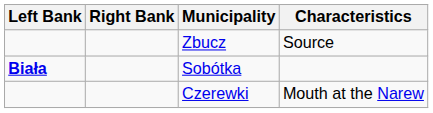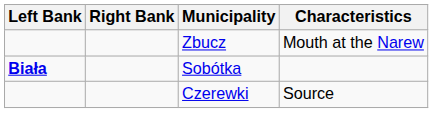(308, 42) Source -> (353, 42) Mouth at the Narew
(353, 94) Mouth at the Narew -> (308, 94) Source
